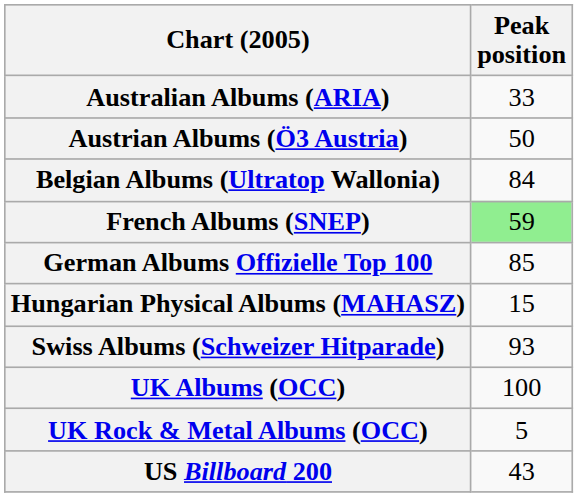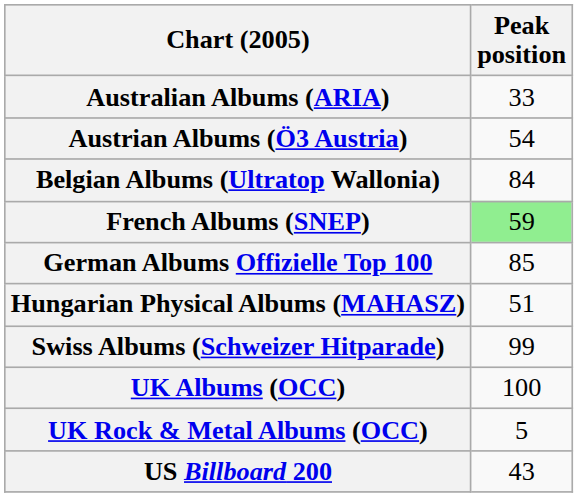(522, 138) 50 -> (522, 138) 54
(522, 304) 15 -> (522, 304) 51
(522, 346) 93 -> (522, 346) 99
